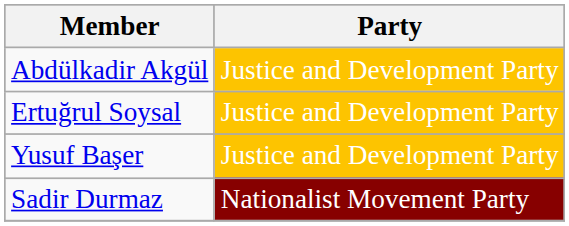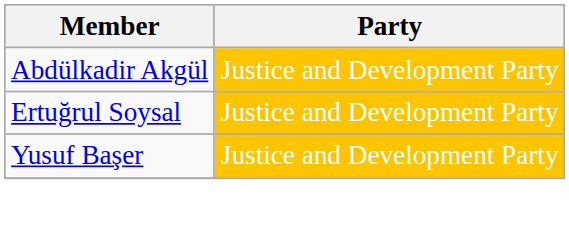- row: (87, 198)
